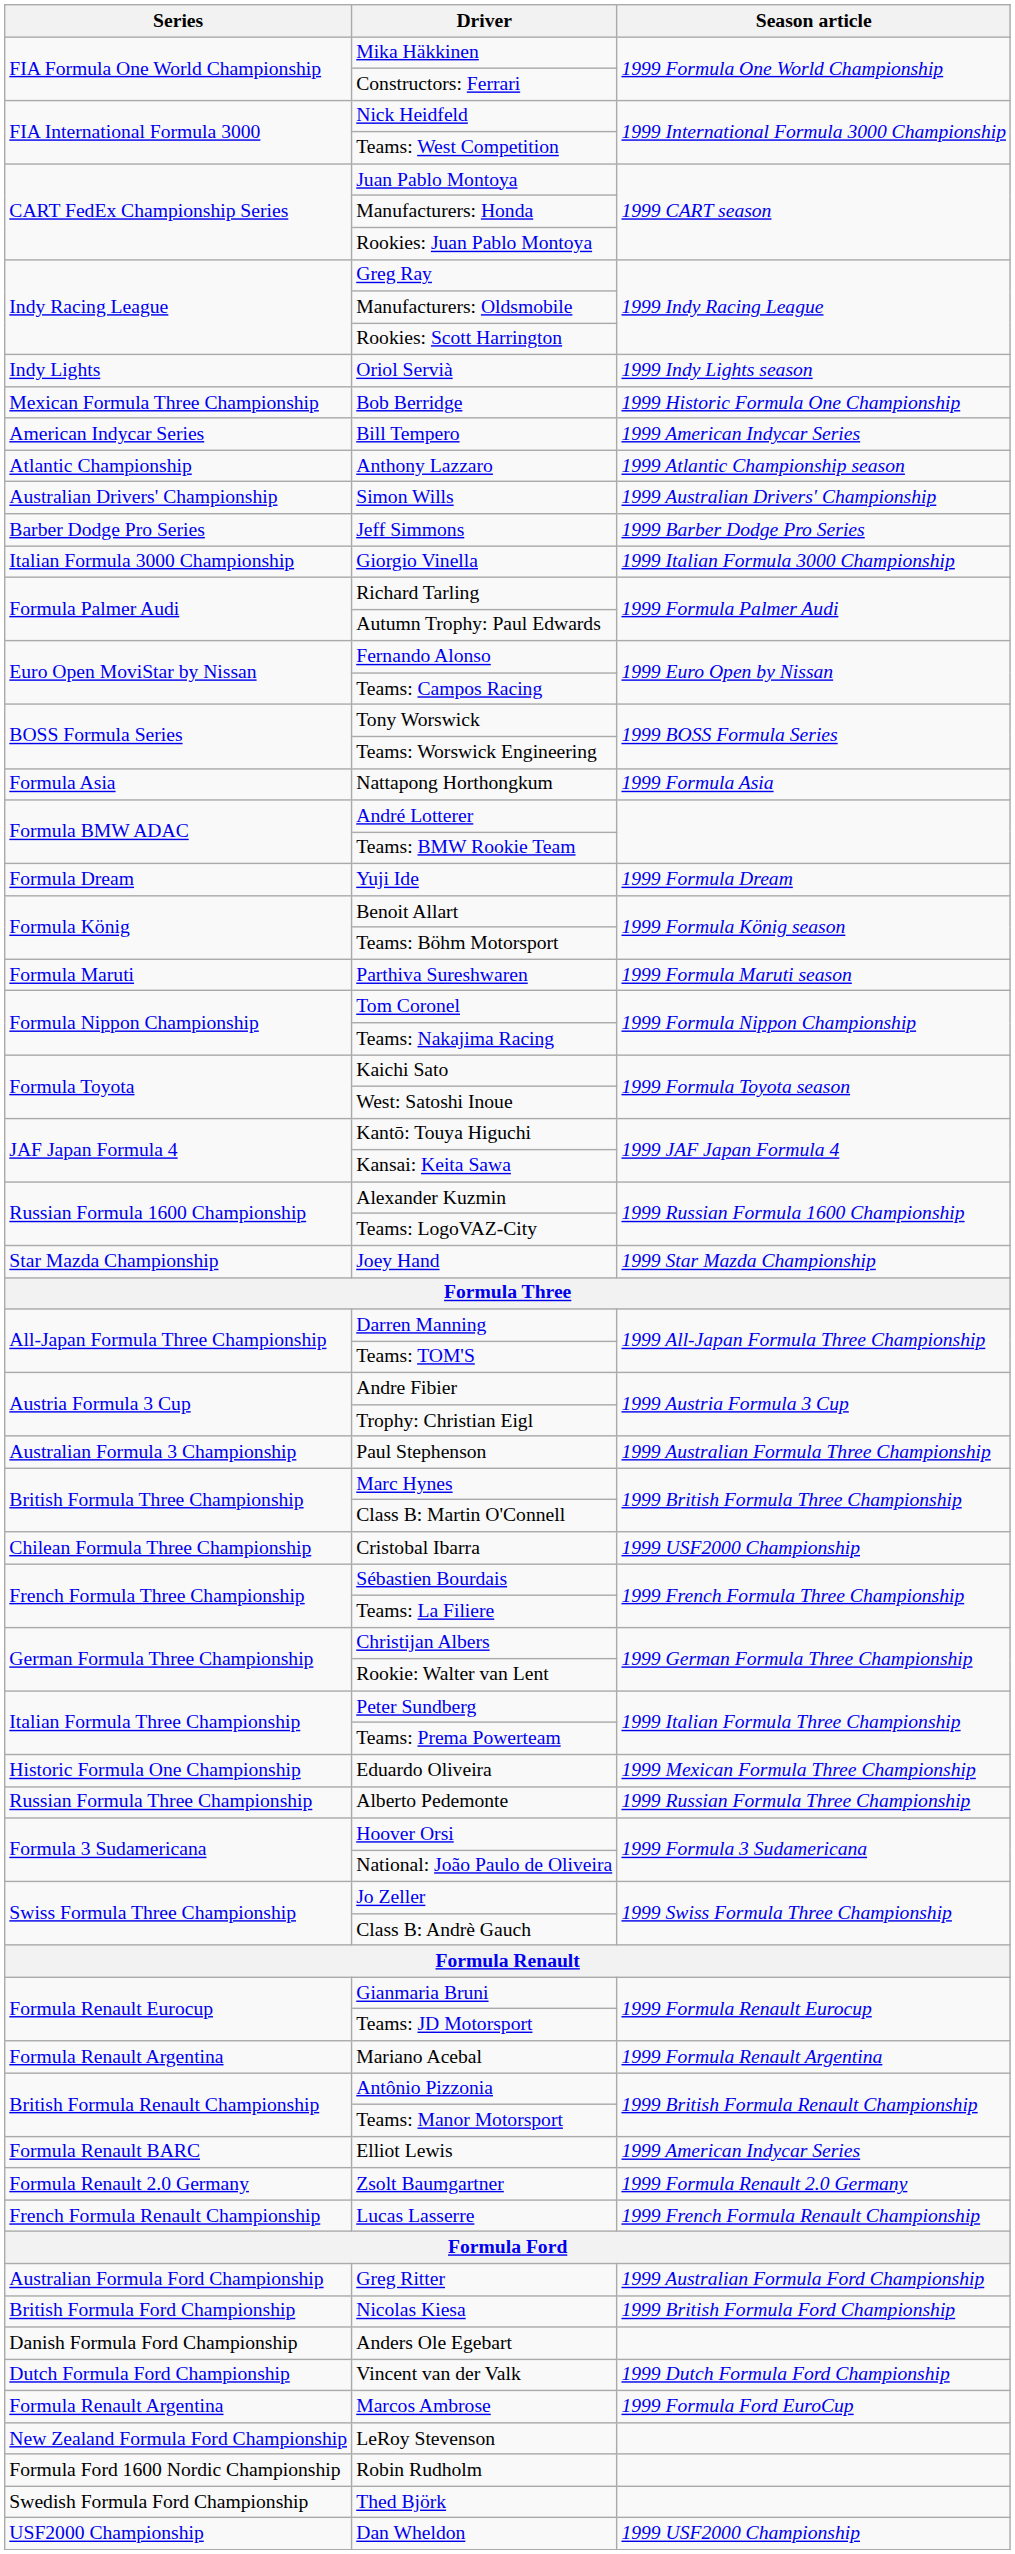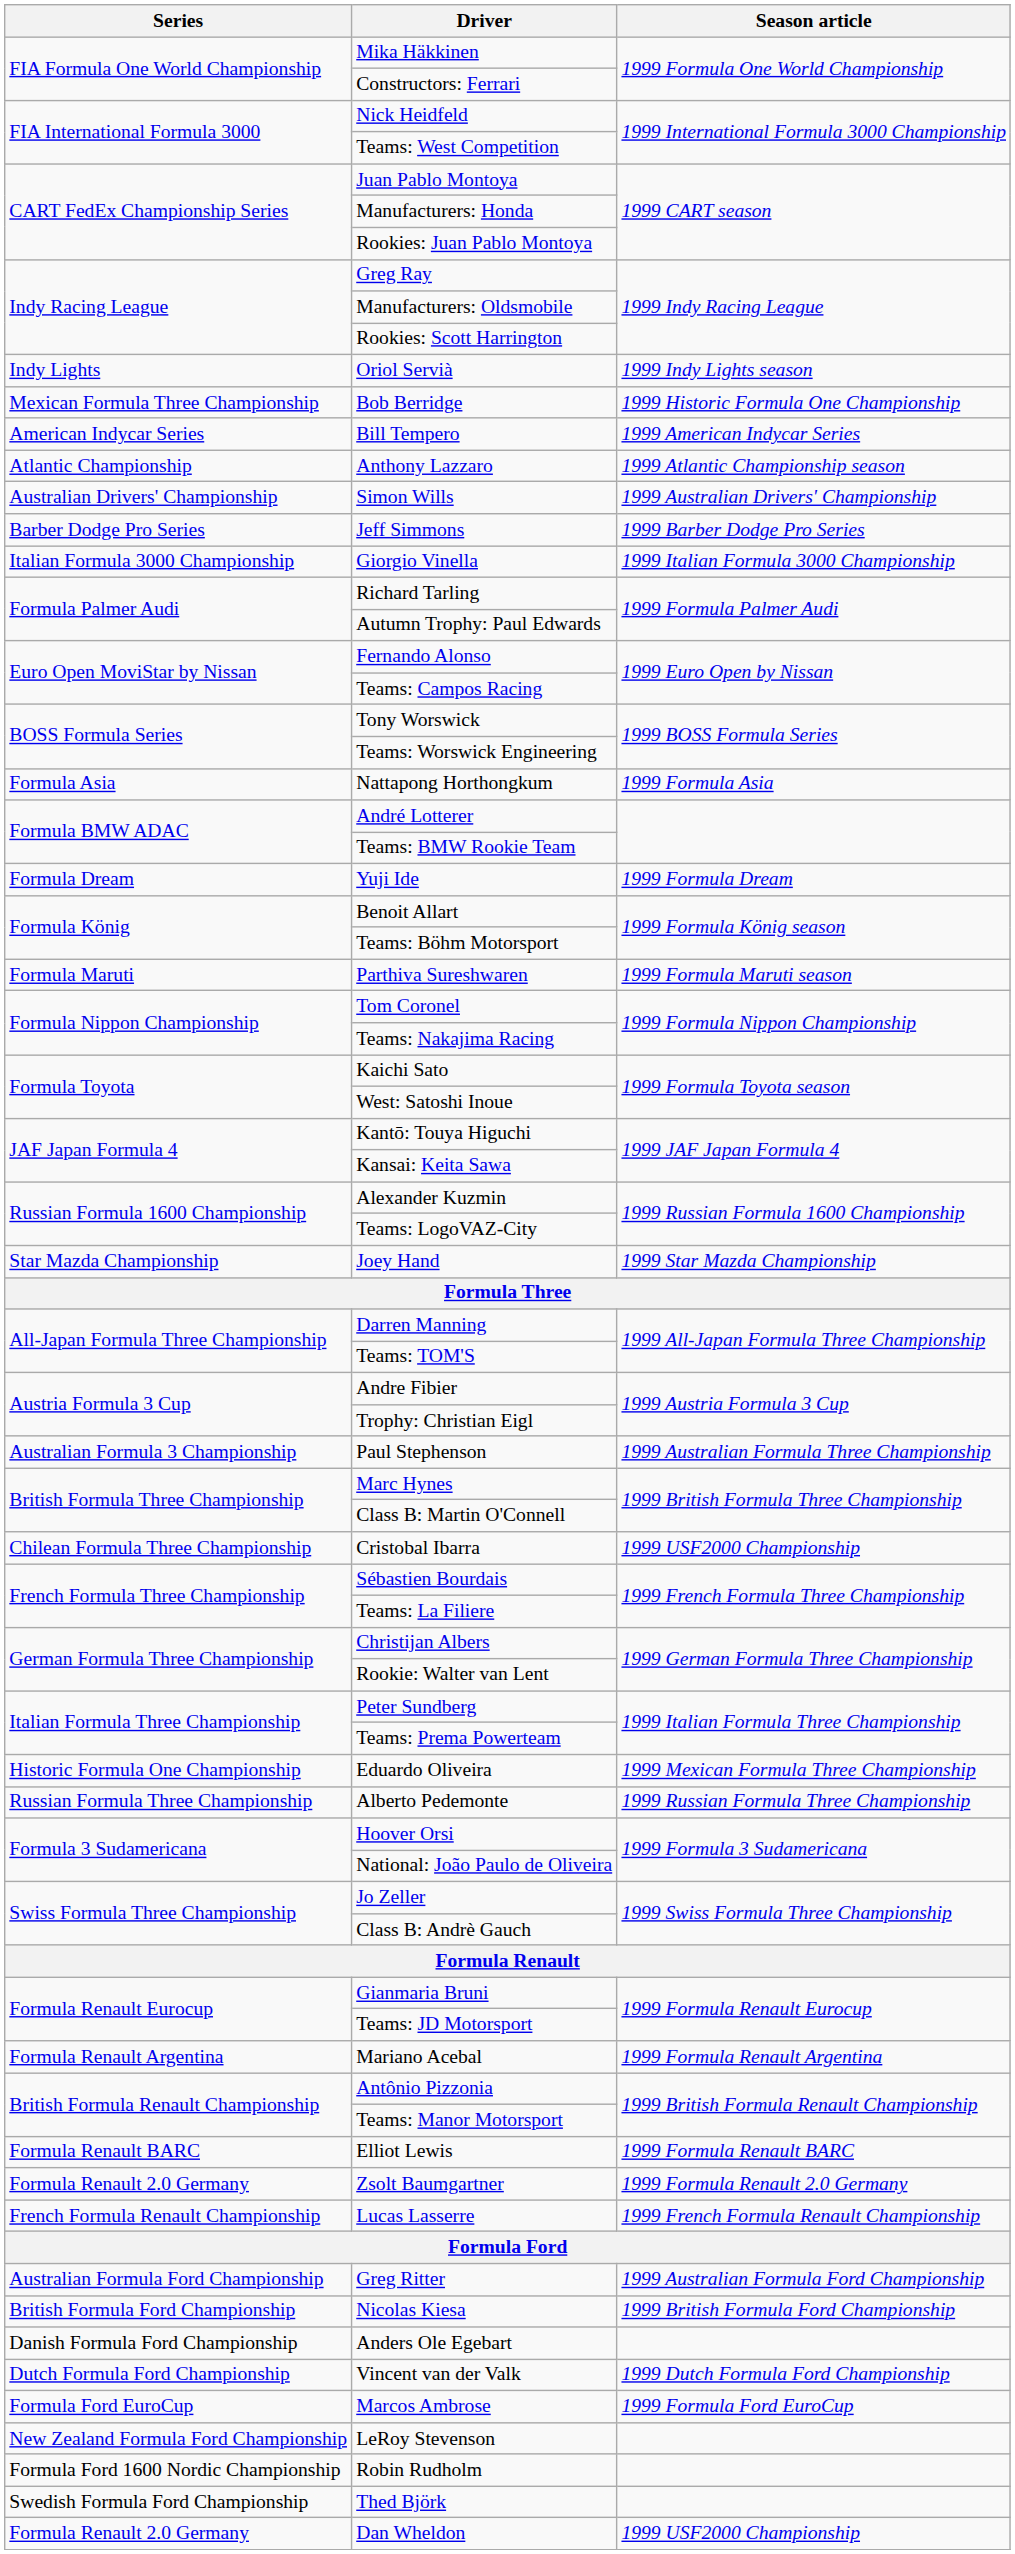(741, 2151) 1999 American Indycar Series -> (738, 2151) 1999 Formula Renault BARC
(116, 2406) Formula Renault Argentina -> (101, 2406) Formula Ford EuroCup
(107, 2533) USF2000 Championship -> (129, 2533) Formula Renault 2.0 Germany
